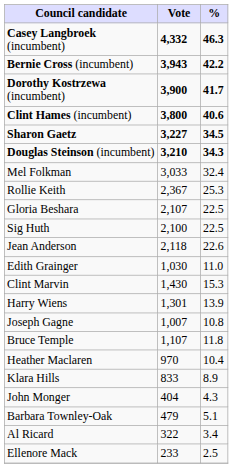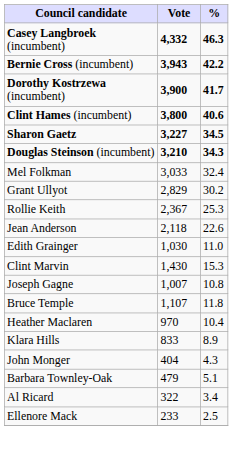+ row: (37, 190)
- row: (43, 209)
- row: (28, 228)
- row: (37, 303)
